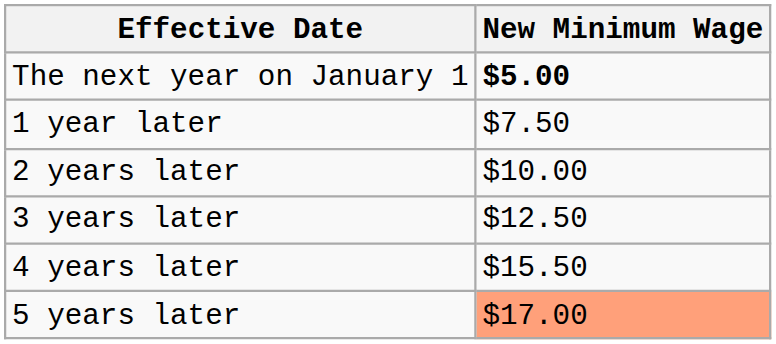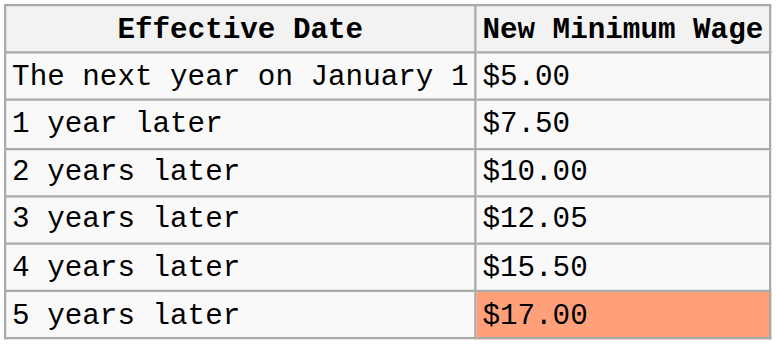(526, 77) bold -> (526, 77) normal
(535, 220) $12.50 -> (535, 220) $12.05
